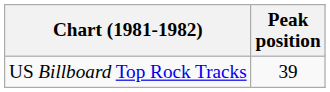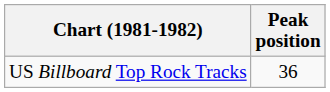(288, 71) 39 -> (288, 71) 36
